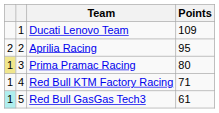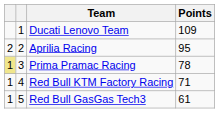(184, 65) 80 -> (184, 65) 78
(10, 100) paleturquoise background -> (10, 100) no background
